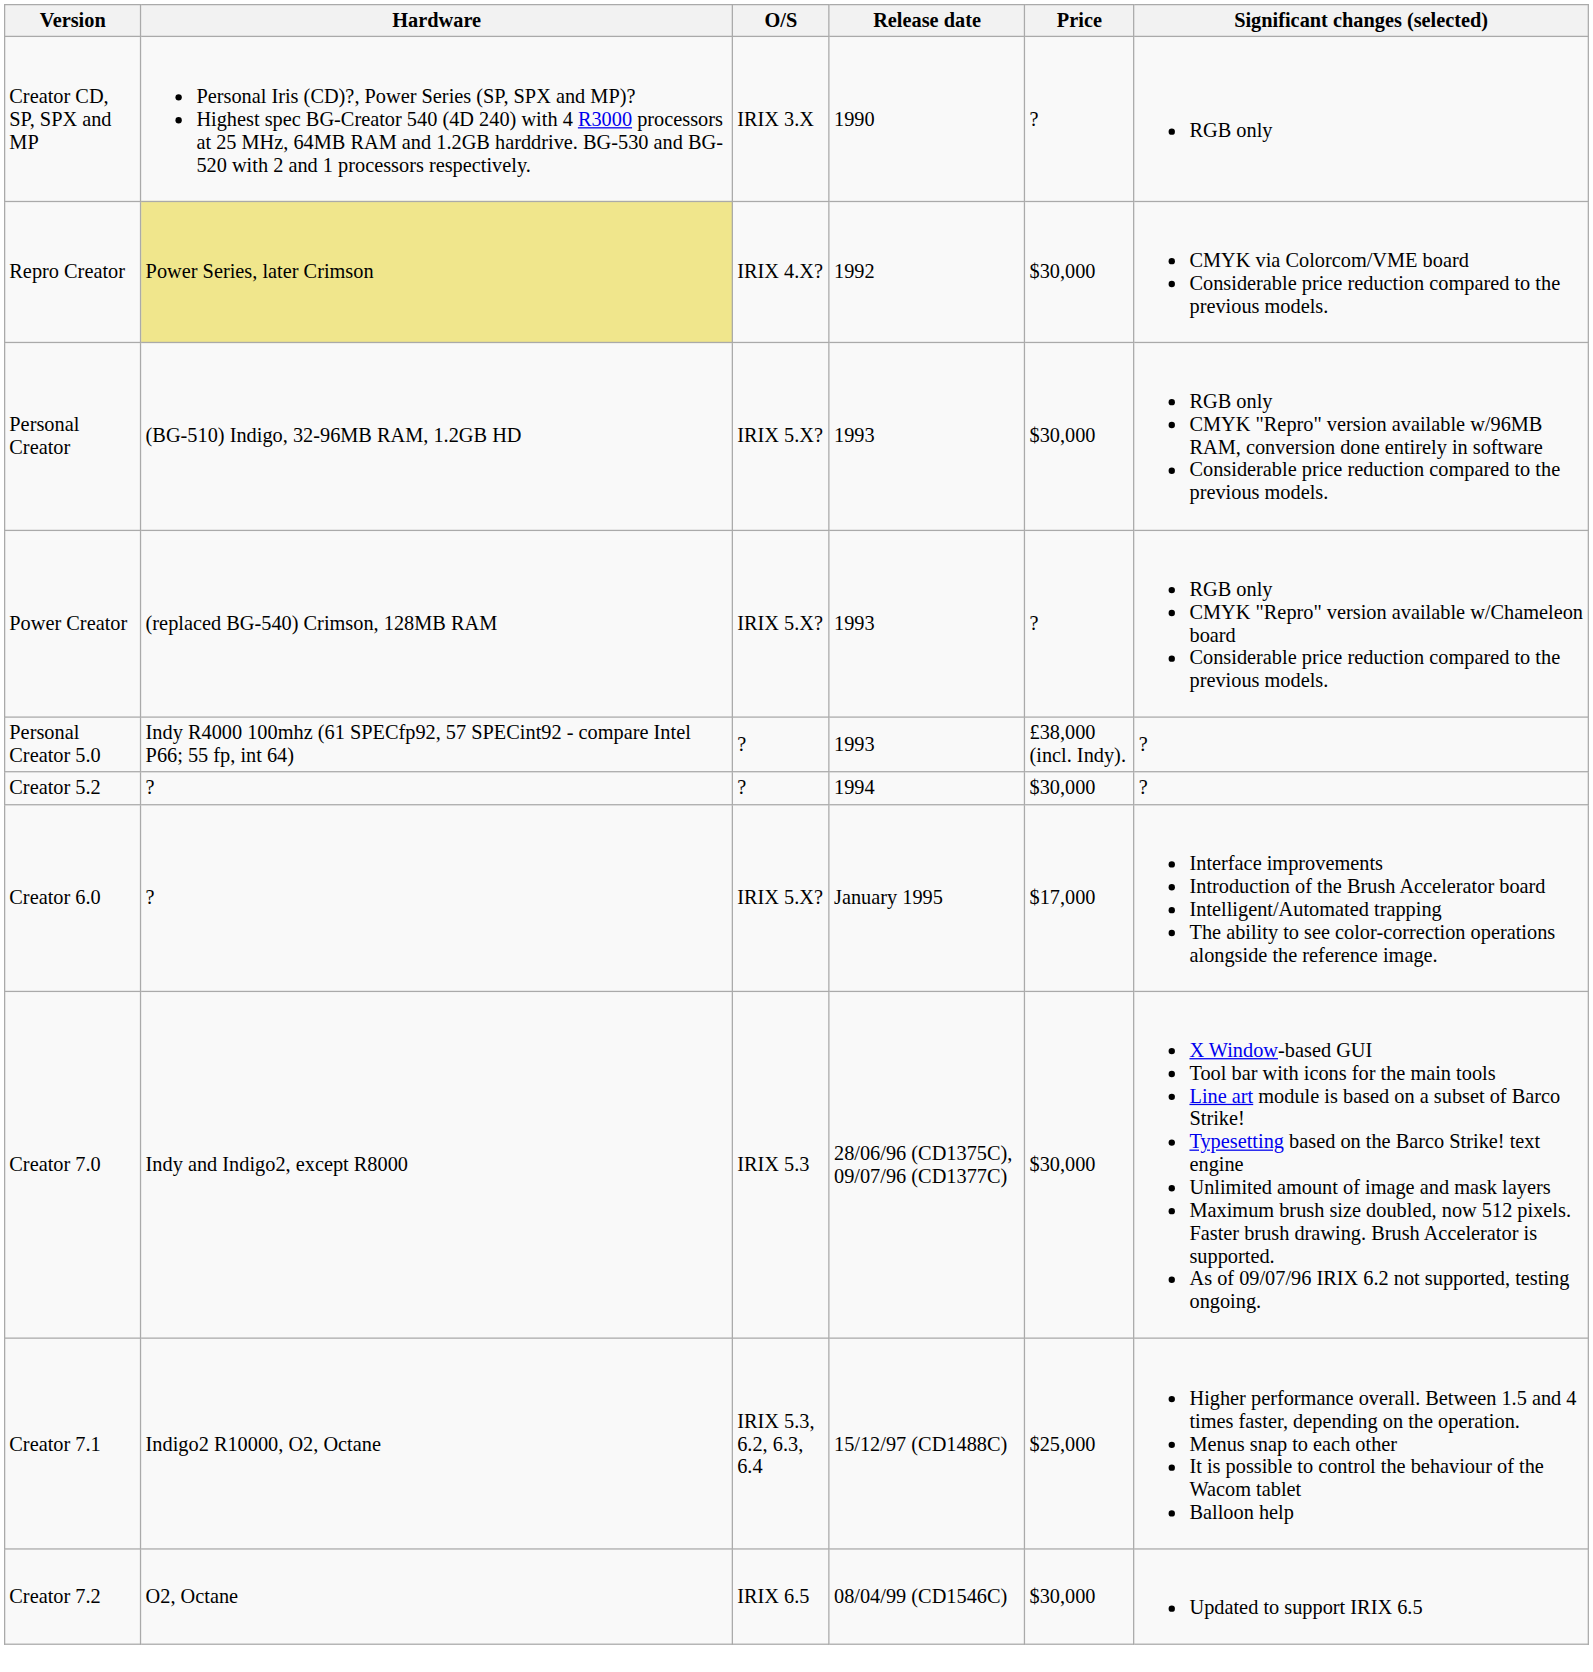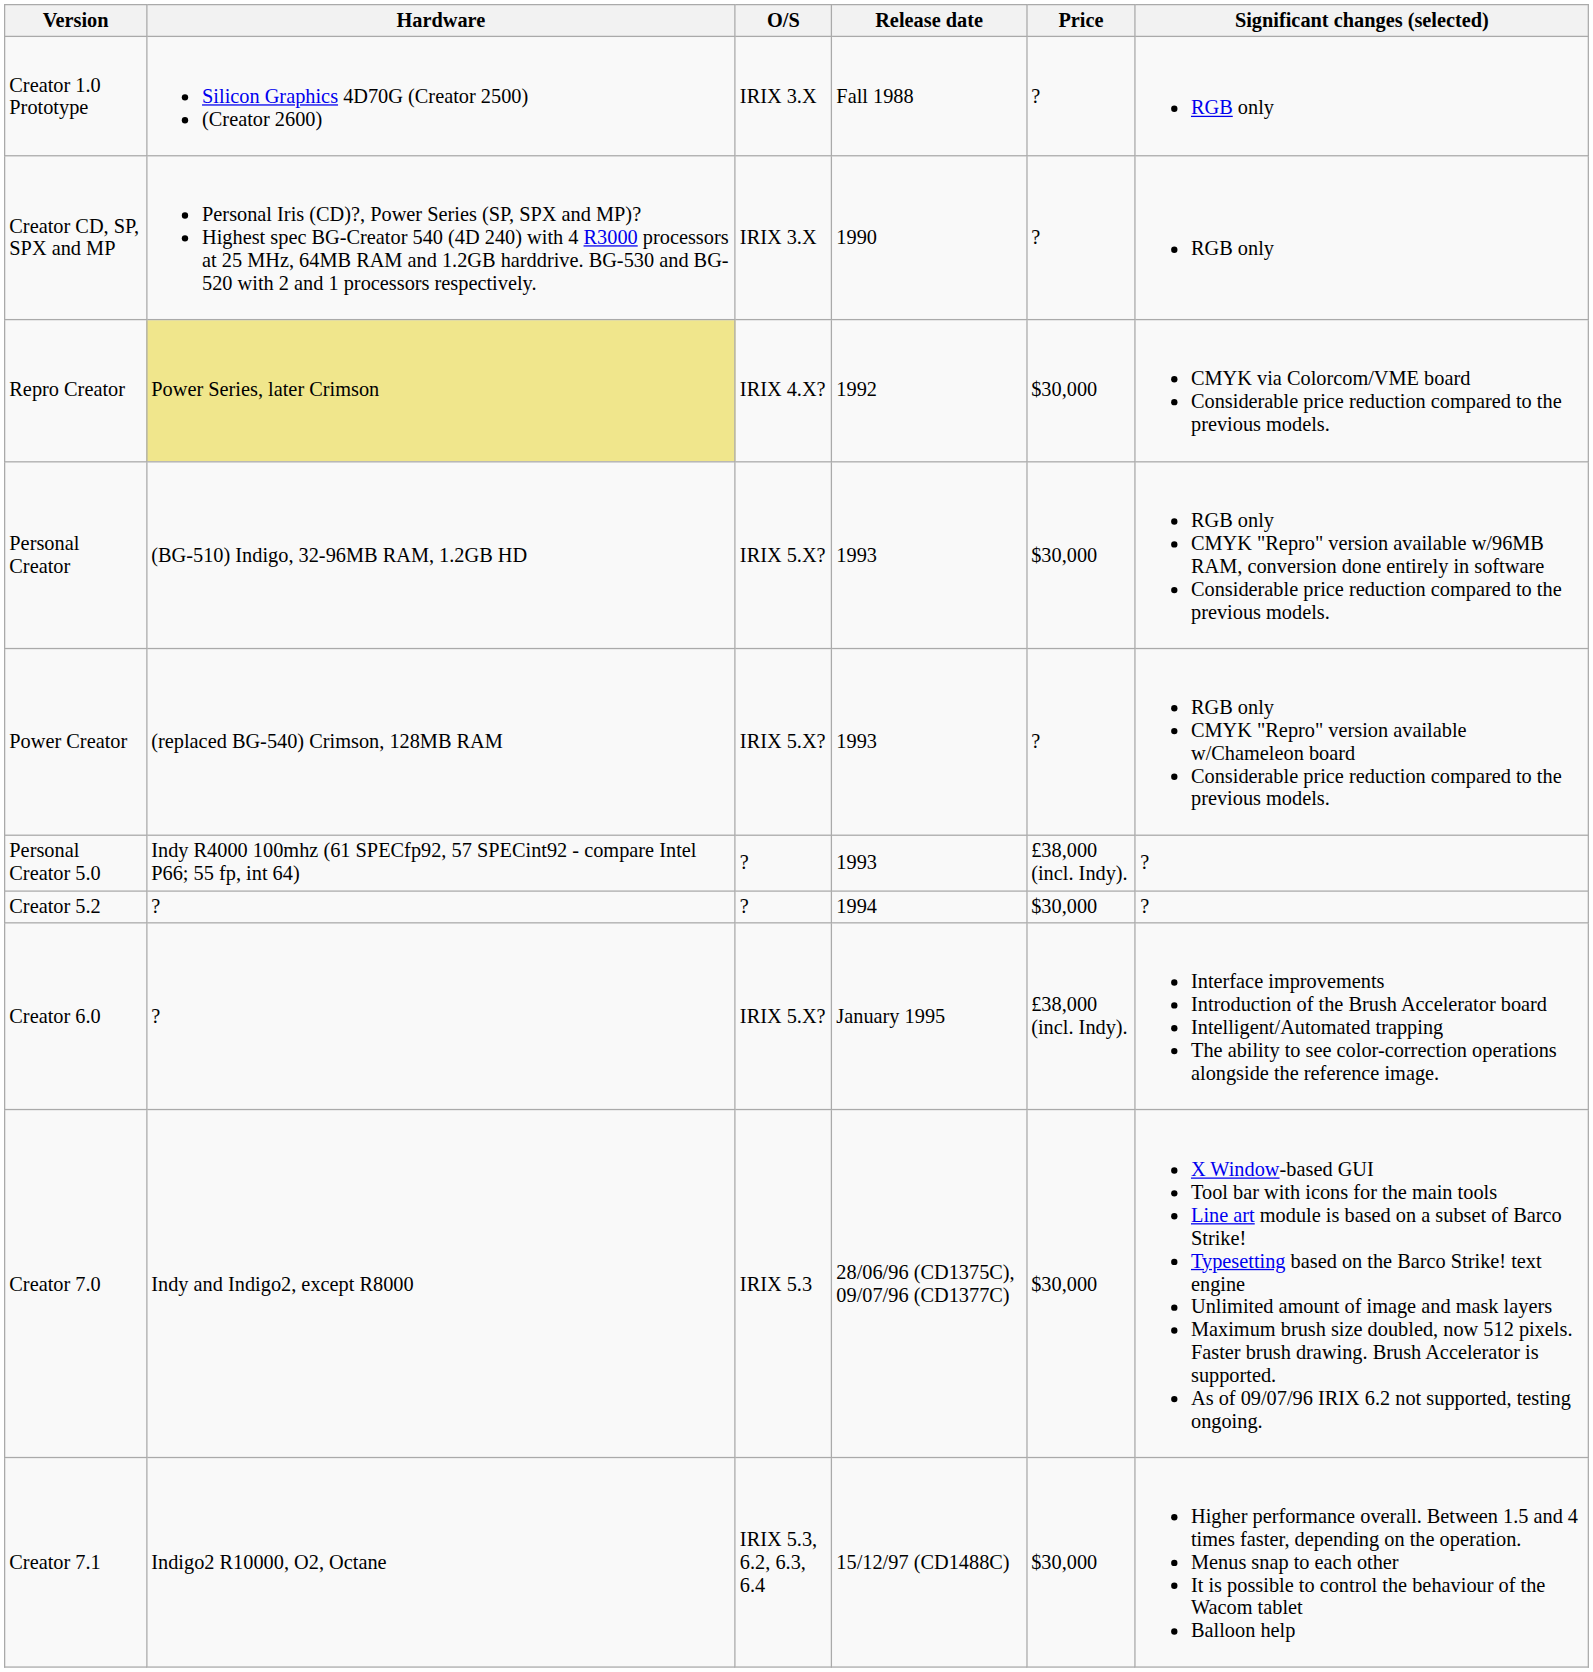+ row: (55, 96)
(1062, 897) $17,000 -> (1079, 1016) £38,000 (incl. Indy).
(1062, 1443) $25,000 -> (1064, 1562) $30,000
- row: (55, 1596)
